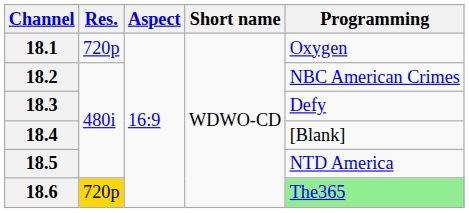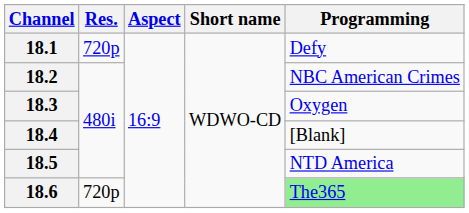(319, 47) Oxygen -> (308, 47) Defy
(308, 105) Defy -> (319, 105) Oxygen
(101, 192) gold background -> (101, 192) no background
